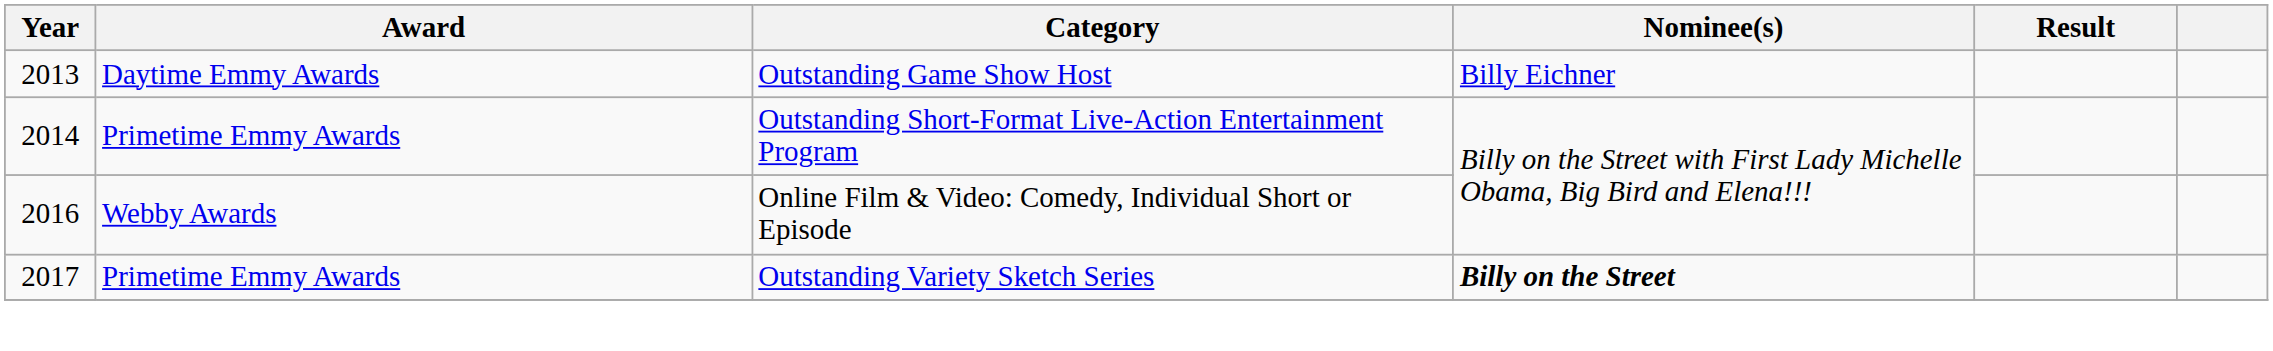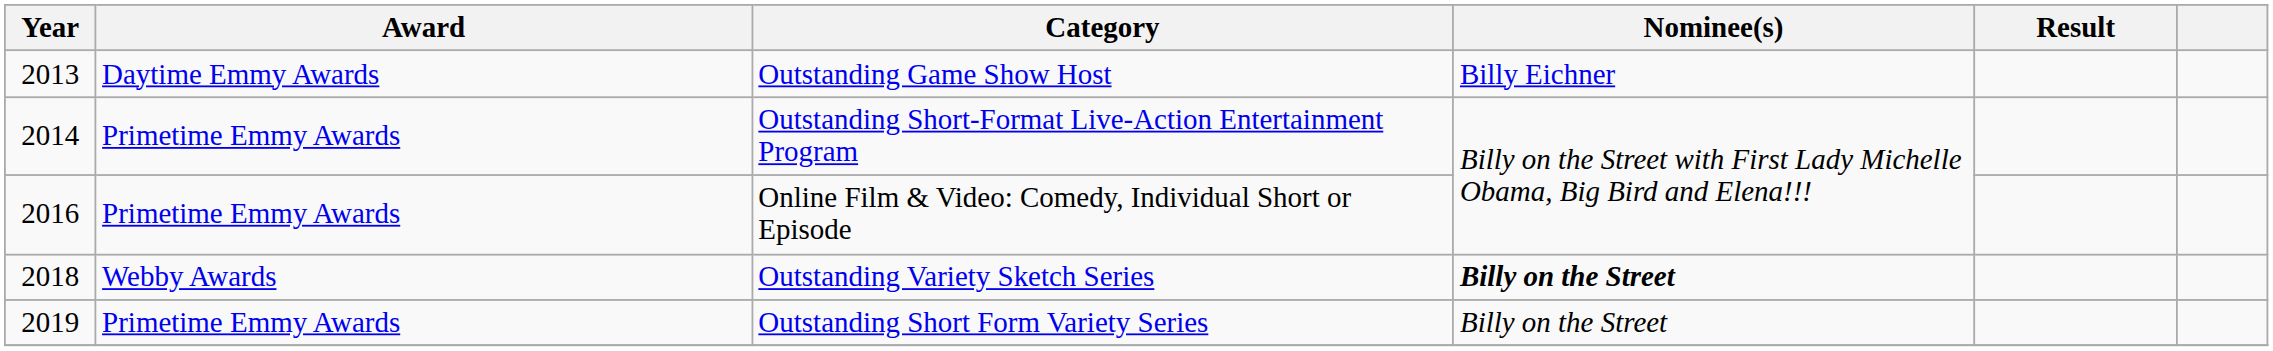(189, 214) Webby Awards -> (251, 214) Primetime Emmy Awards
(50, 276) 2017 -> (50, 276) 2018
(251, 276) Primetime Emmy Awards -> (189, 276) Webby Awards
+ row: (983, 322)
